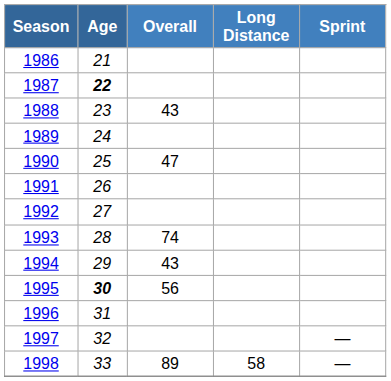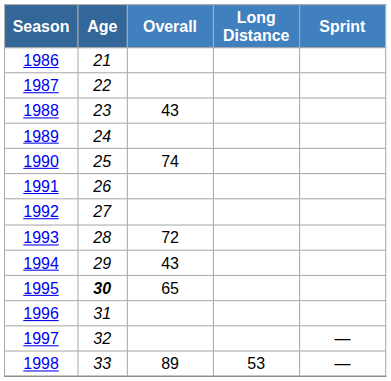(102, 86) bold -> (102, 86) normal
(170, 162) 47 -> (170, 162) 74
(170, 237) 74 -> (170, 237) 72
(170, 288) 56 -> (170, 288) 65
(256, 364) 58 -> (256, 364) 53
